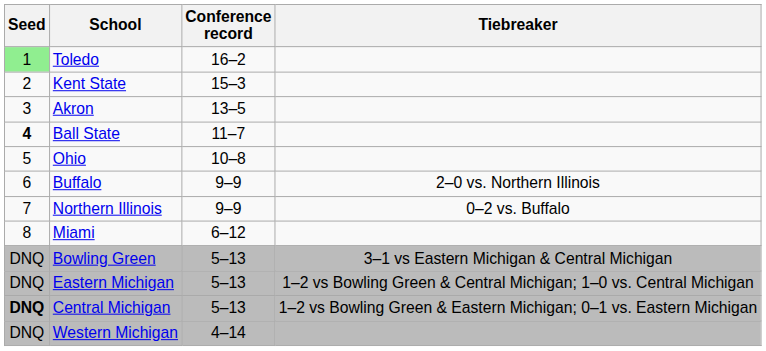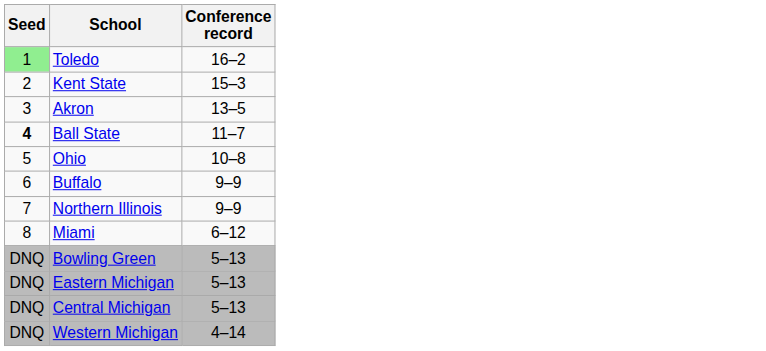- column: (518, 25)
(27, 308) bold -> (27, 308) normal
